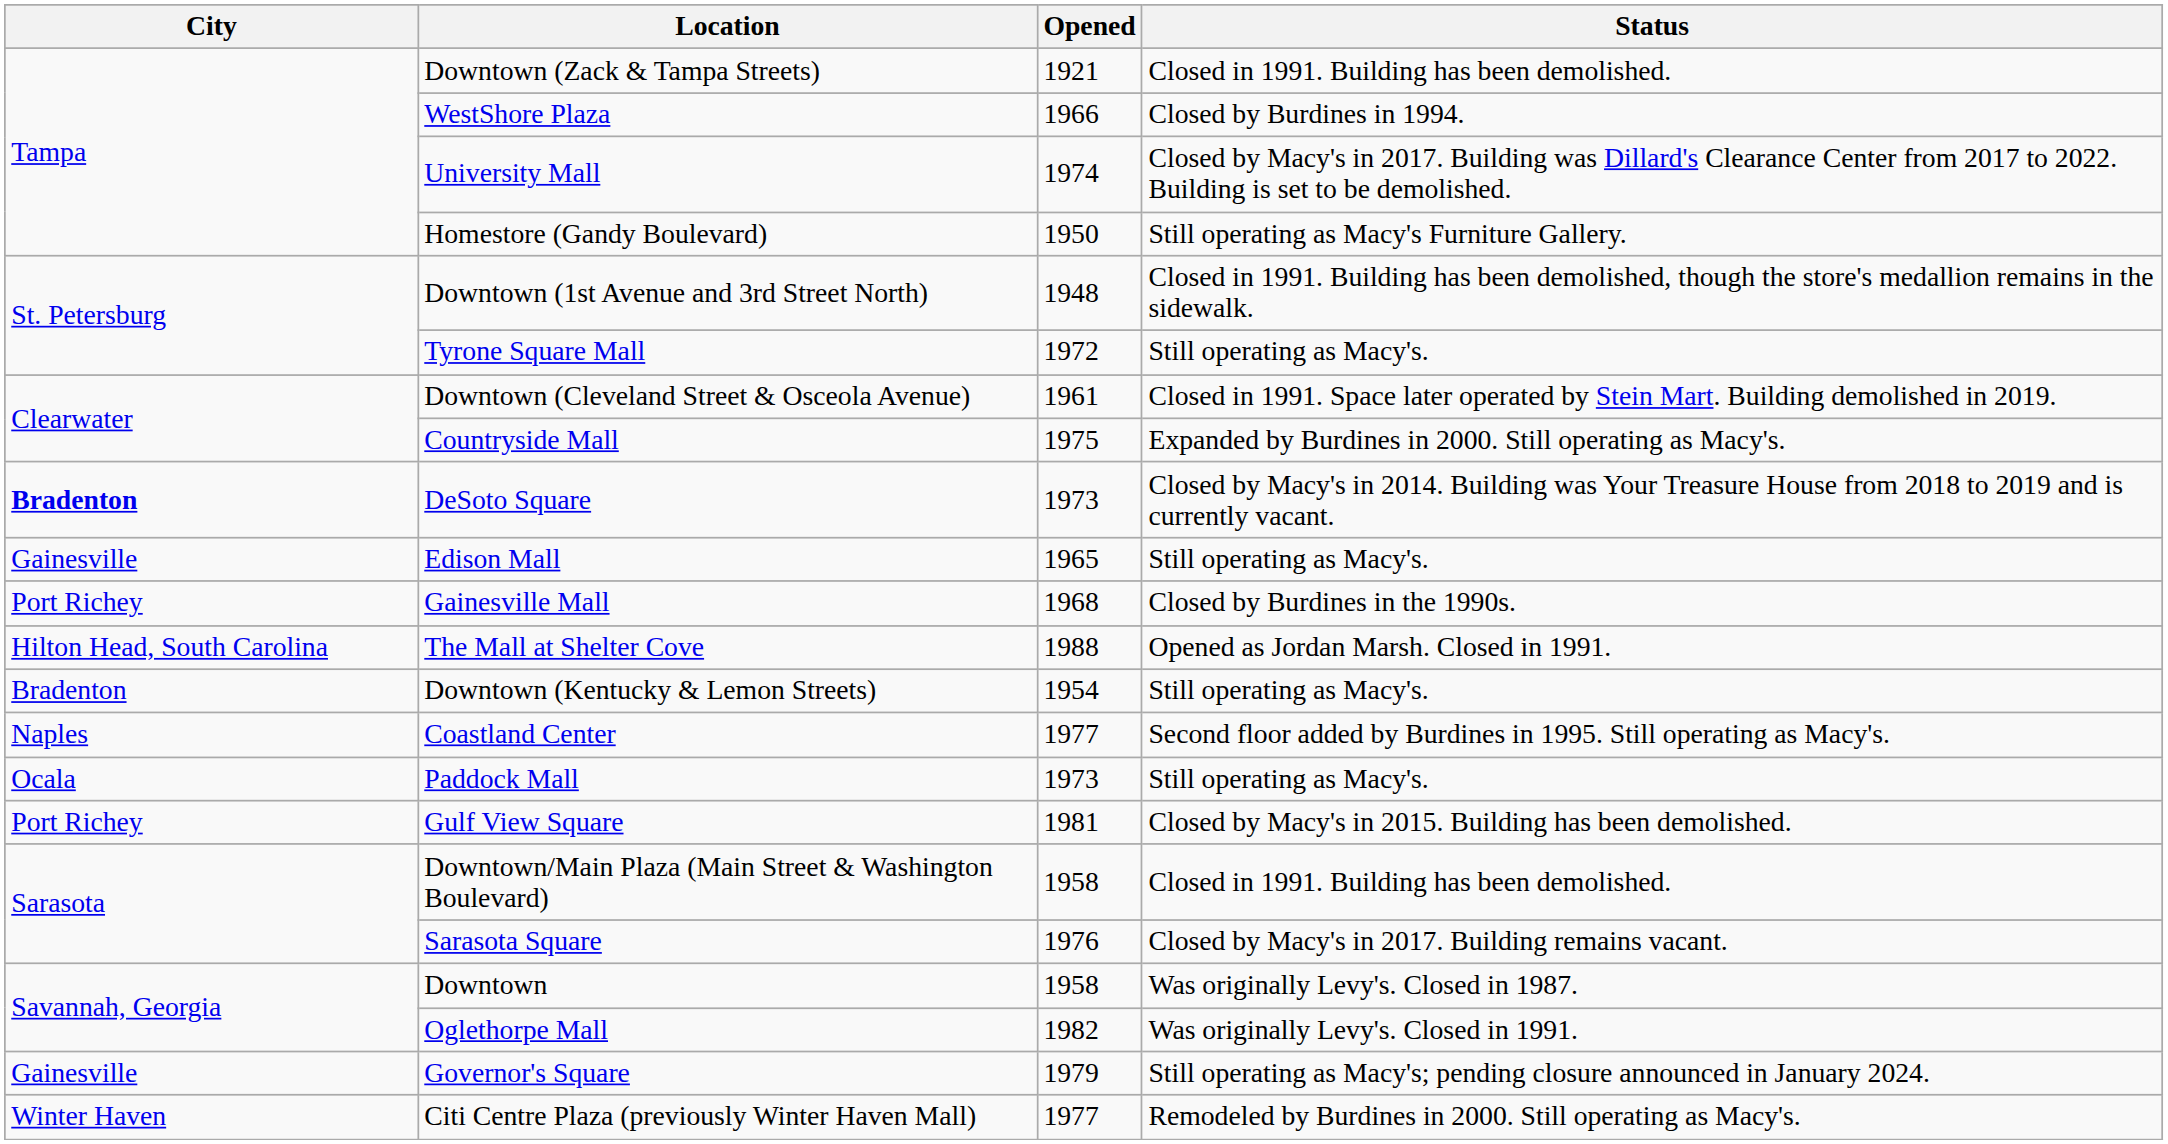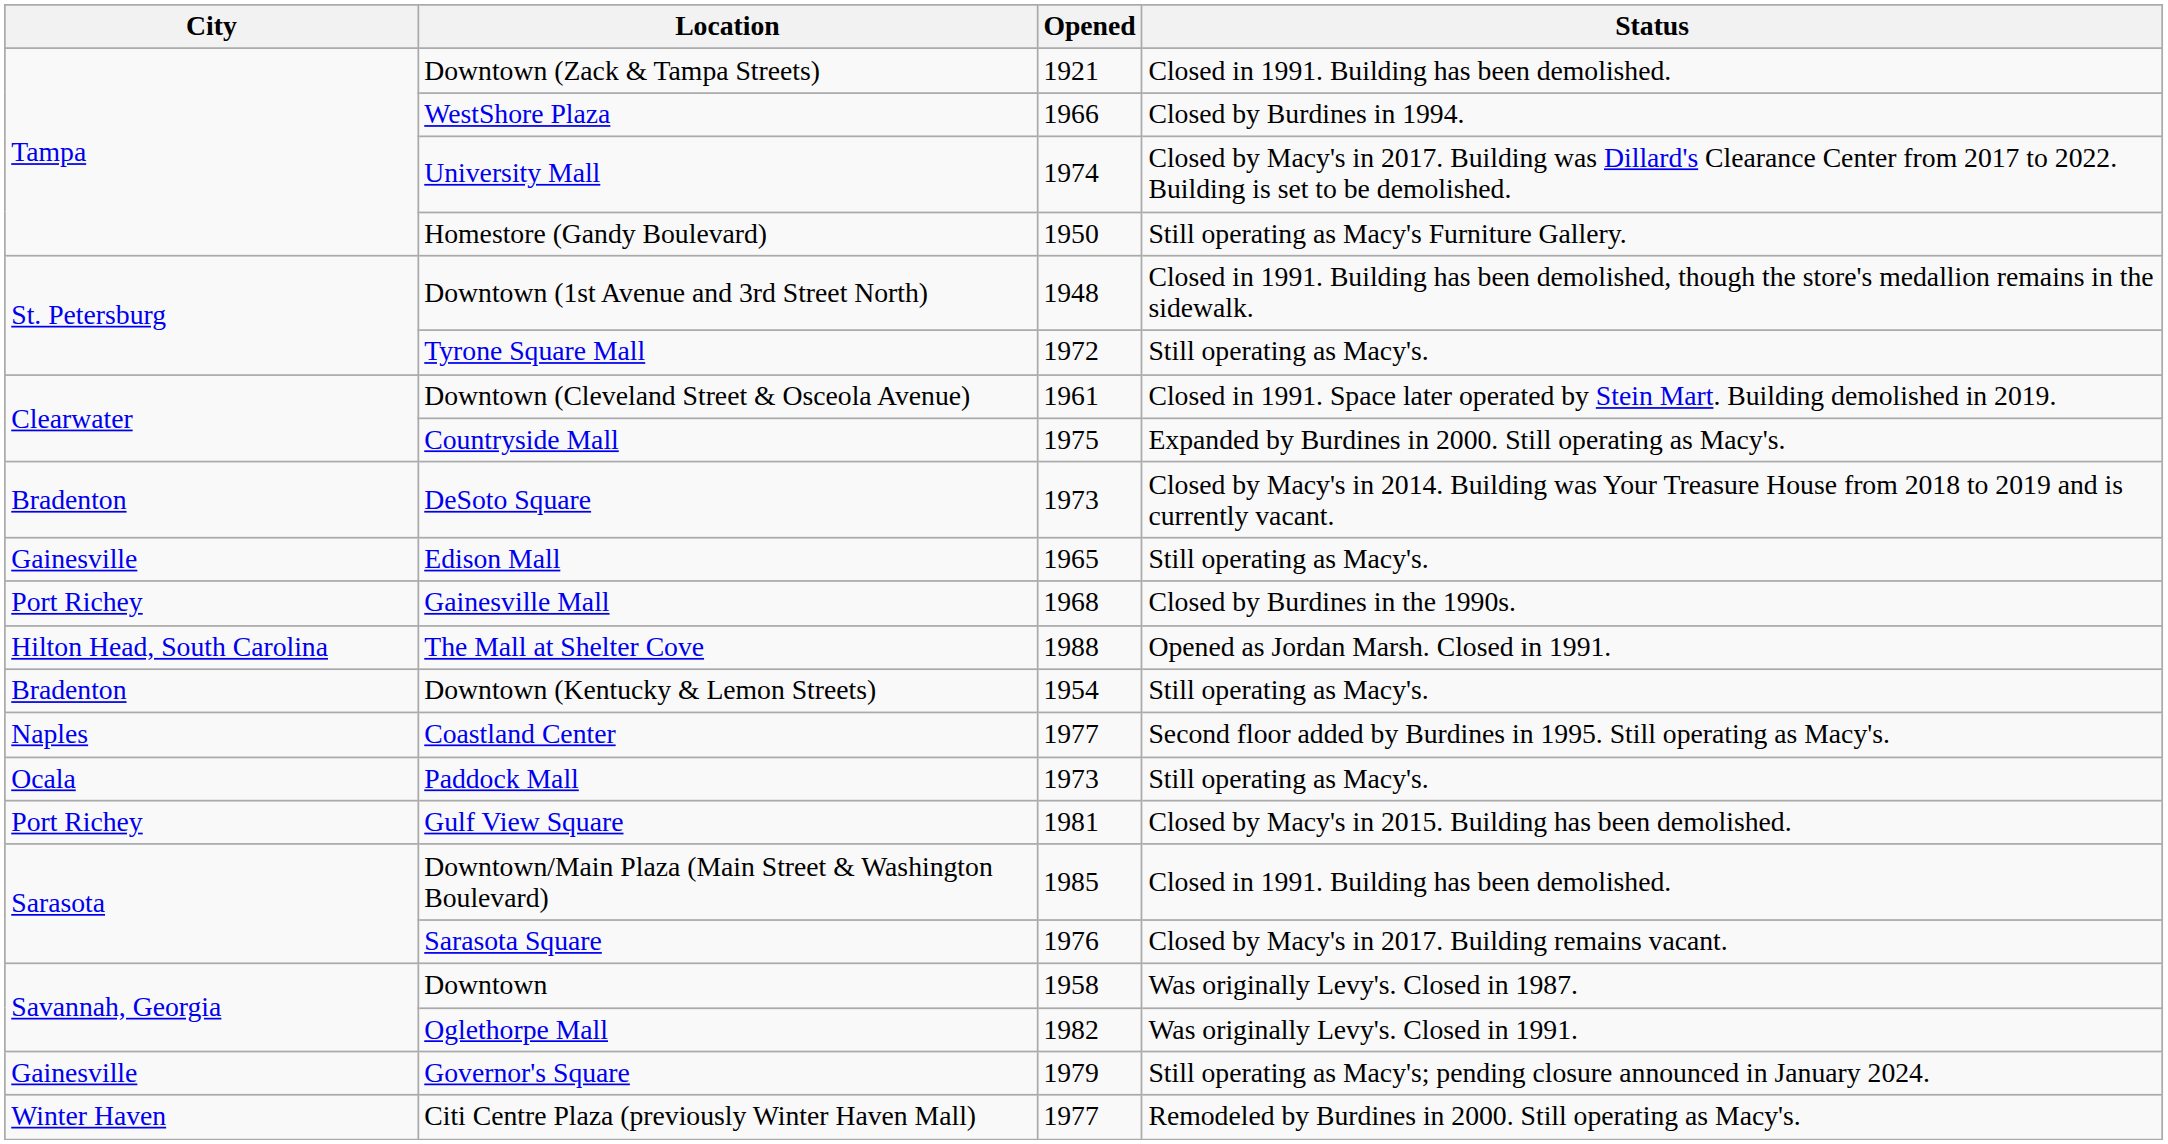(74, 499) bold -> (69, 499) normal
(1071, 881) 1958 -> (1071, 881) 1985
